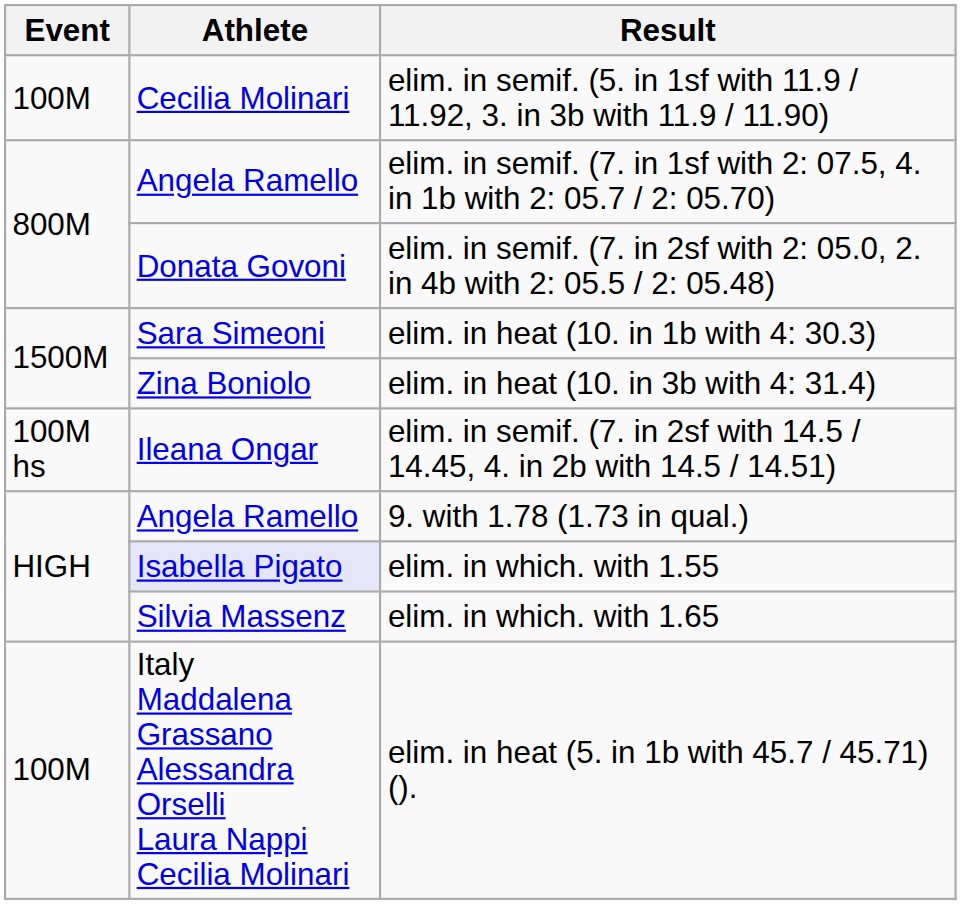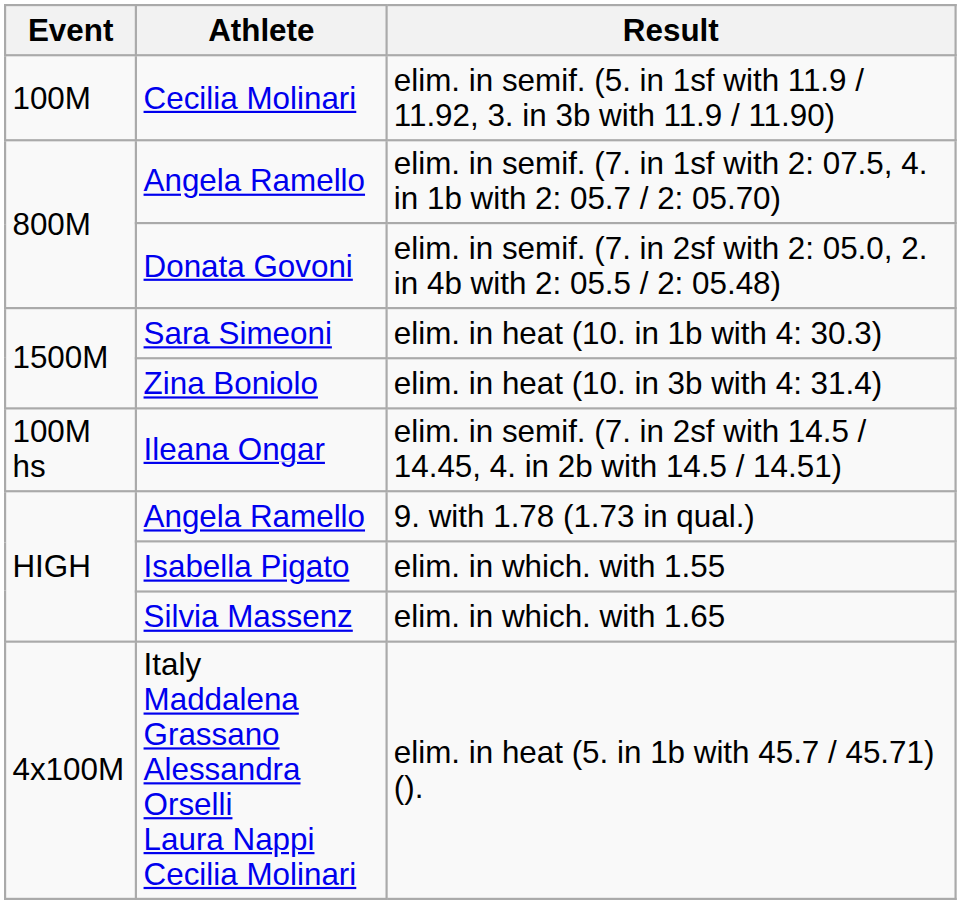(240, 567) lavender background -> (246, 567) no background
(52, 770) 100M -> (68, 770) 4x100M
